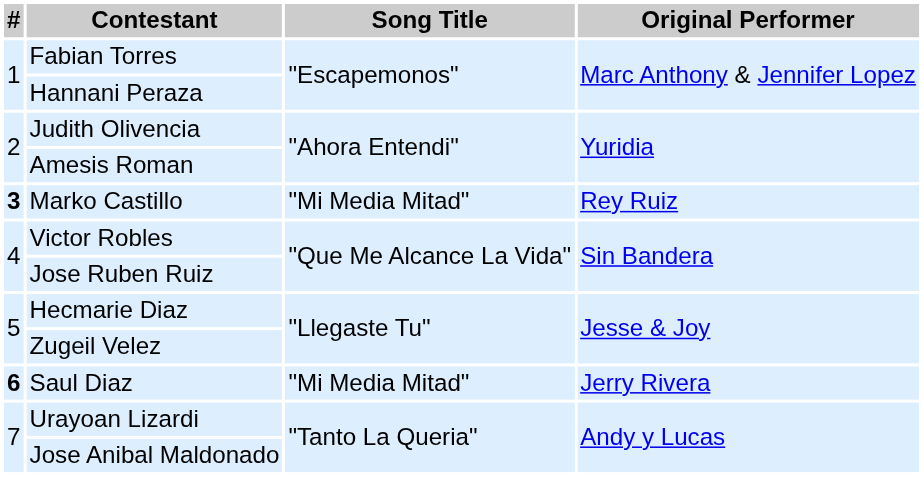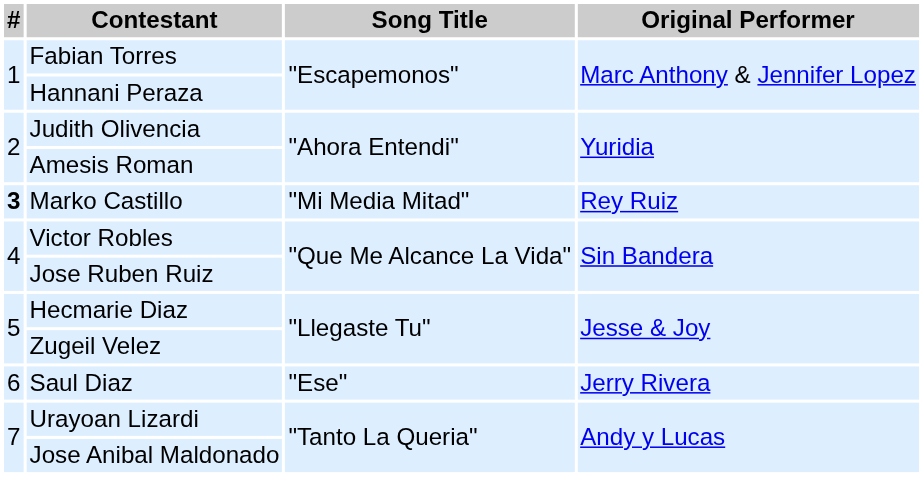(14, 382) bold -> (14, 382) normal
(379, 382) "Mi Media Mitad" -> (318, 382) "Ese"
